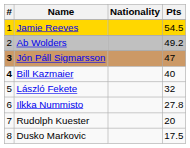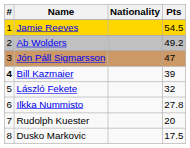(9, 58) bold -> (9, 58) normal
(170, 74) 40 -> (170, 74) 39
